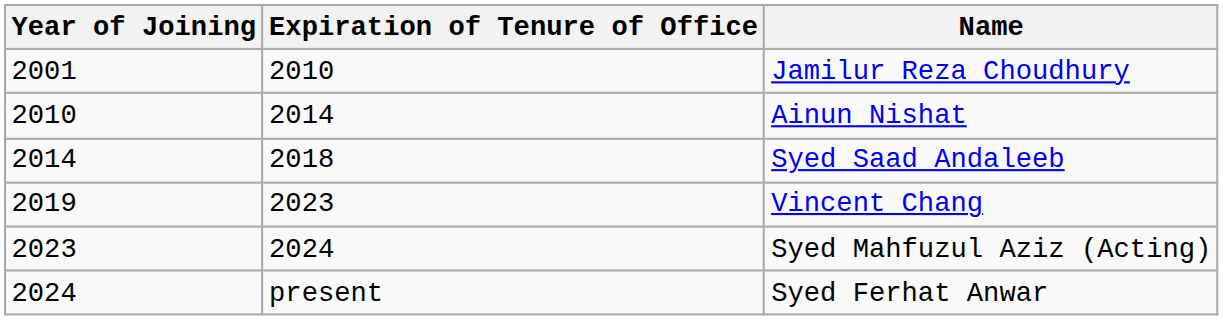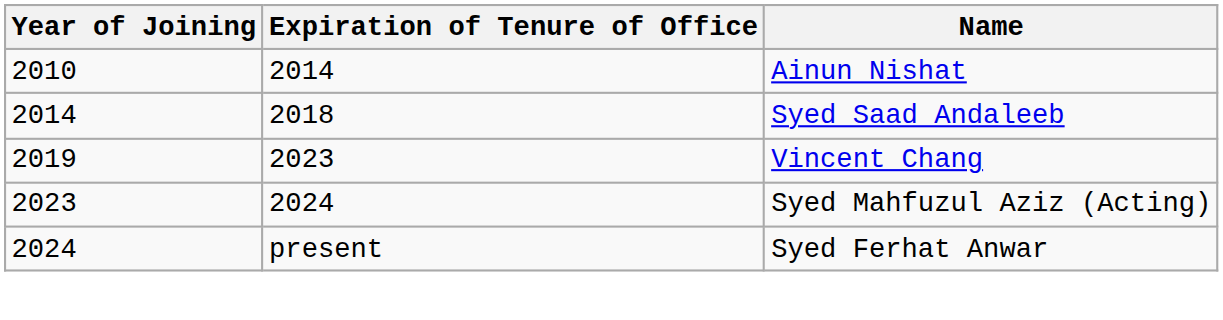- row: (950, 71)
